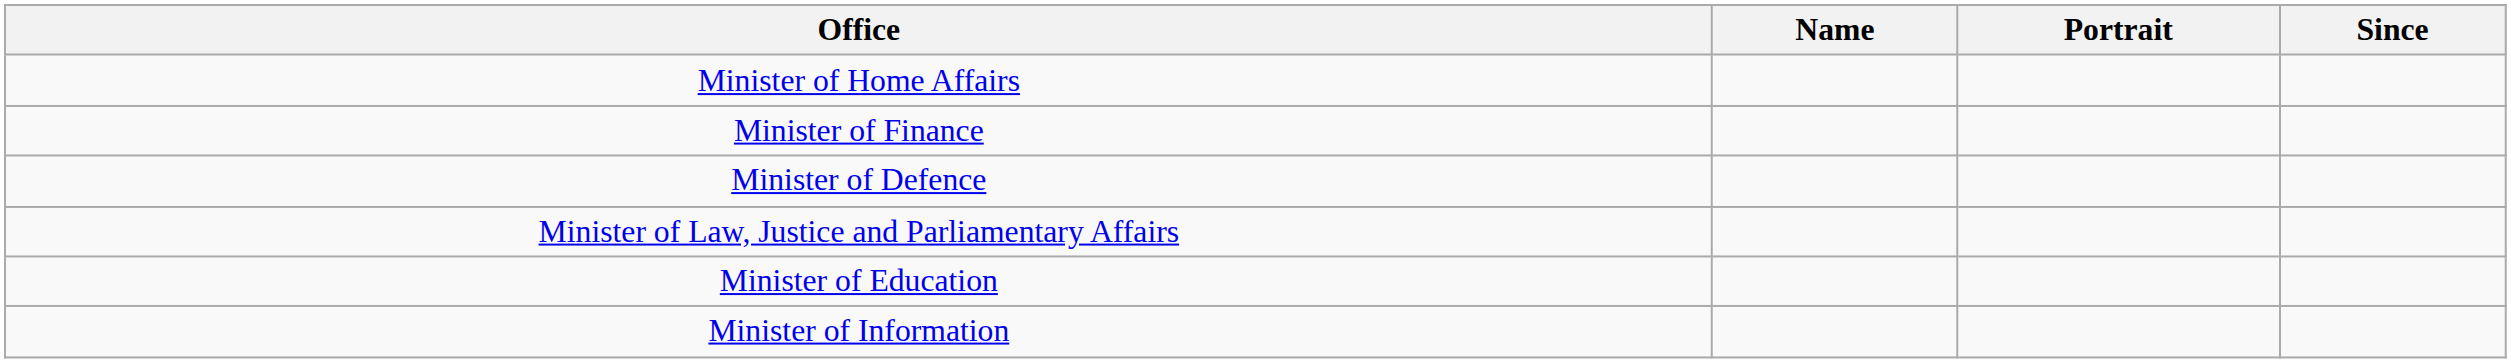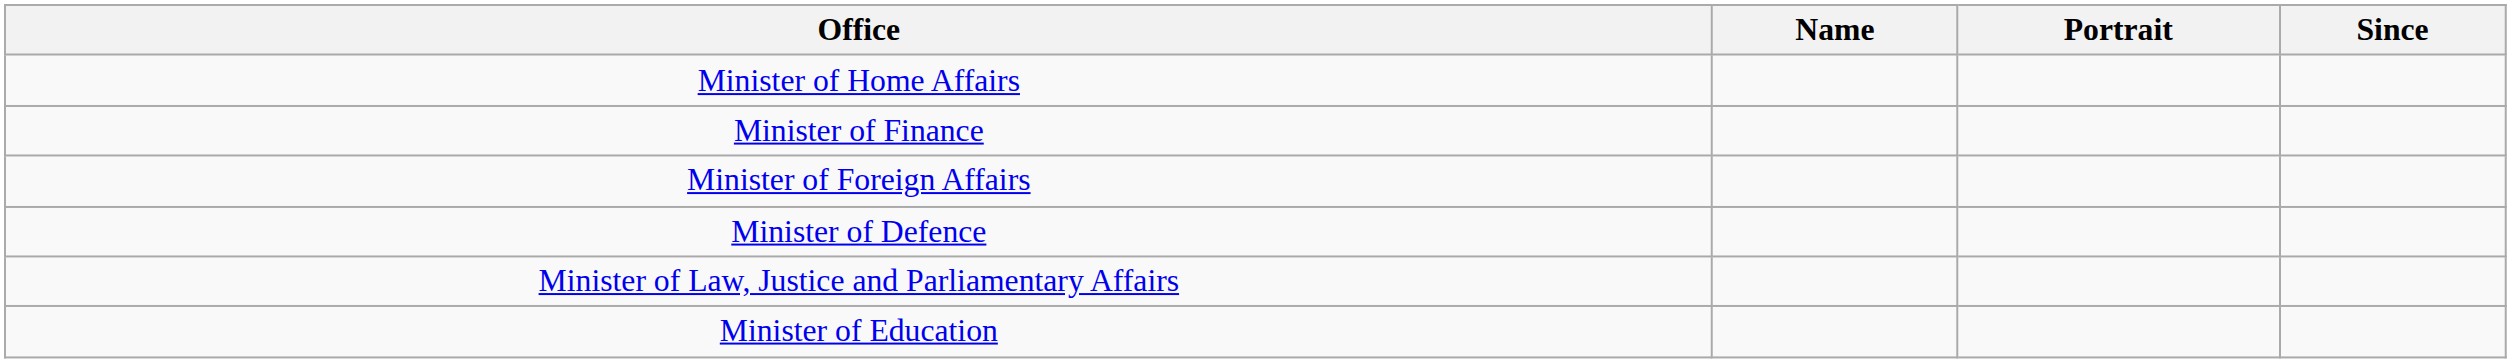+ row: (859, 180)
- row: (859, 331)
